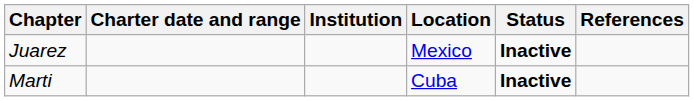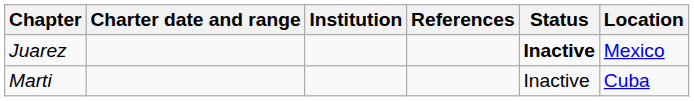columns swapped: (451, 19) <-> (632, 19)
(536, 80) bold -> (557, 80) normal
